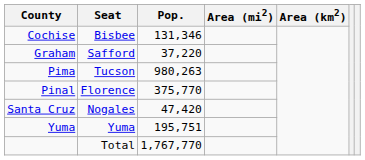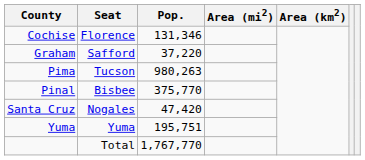(115, 35) Bisbee -> (108, 35) Florence
(108, 90) Florence -> (115, 90) Bisbee
